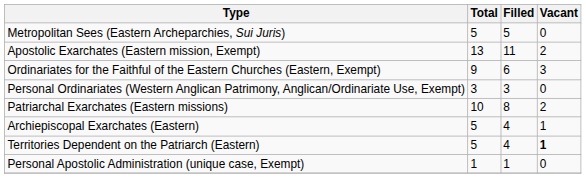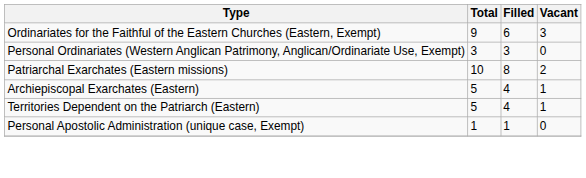- row: (146, 32)
- row: (134, 51)
(543, 145) bold -> (543, 107) normal
